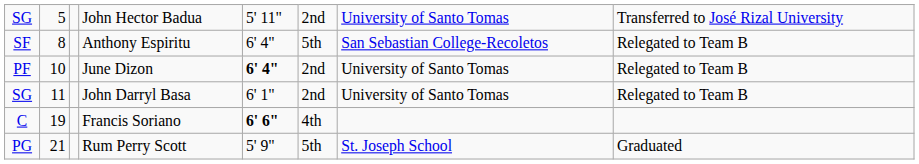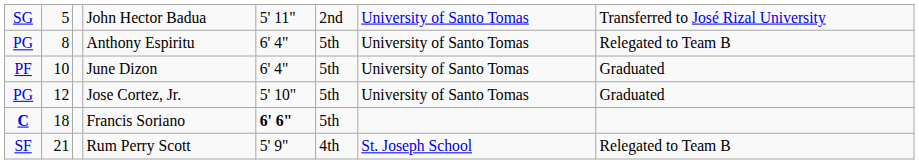(22, 43) SF -> (23, 43) PG
(445, 43) San Sebastian College-Recoletos -> (445, 43) University of Santo Tomas
(262, 69) bold -> (274, 69) normal
(313, 69) 2nd -> (329, 69) 5th
(682, 69) Relegated to Team B -> (632, 69) Graduated
- row: (136, 95)
+ row: (134, 95)
(22, 120) normal -> (23, 120) bold
(58, 120) 19 -> (61, 120) 18
(312, 120) 4th -> (329, 120) 5th
(22, 146) PG -> (23, 146) SF
(312, 146) 5th -> (329, 146) 4th
(649, 146) Graduated -> (665, 146) Relegated to Team B
